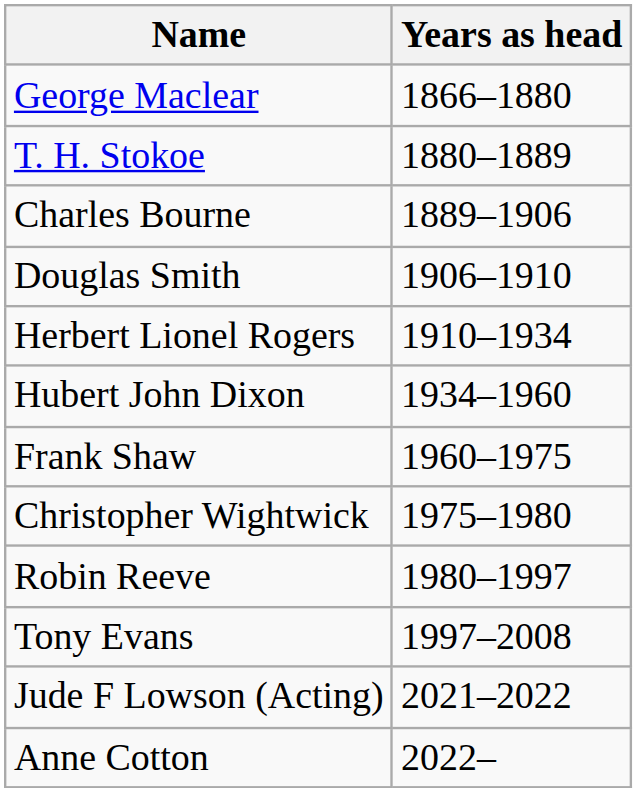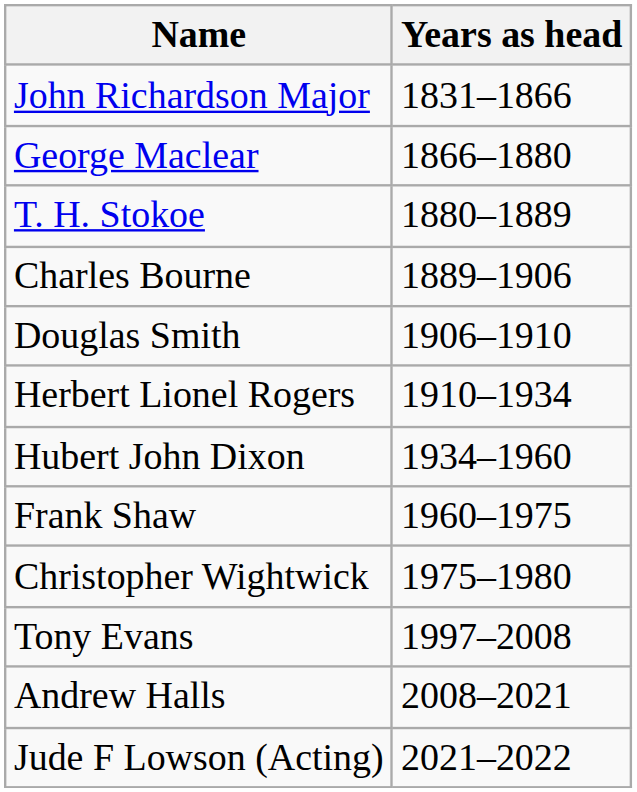+ row: (192, 94)
- row: (112, 575)
+ row: (120, 696)
- row: (111, 756)
